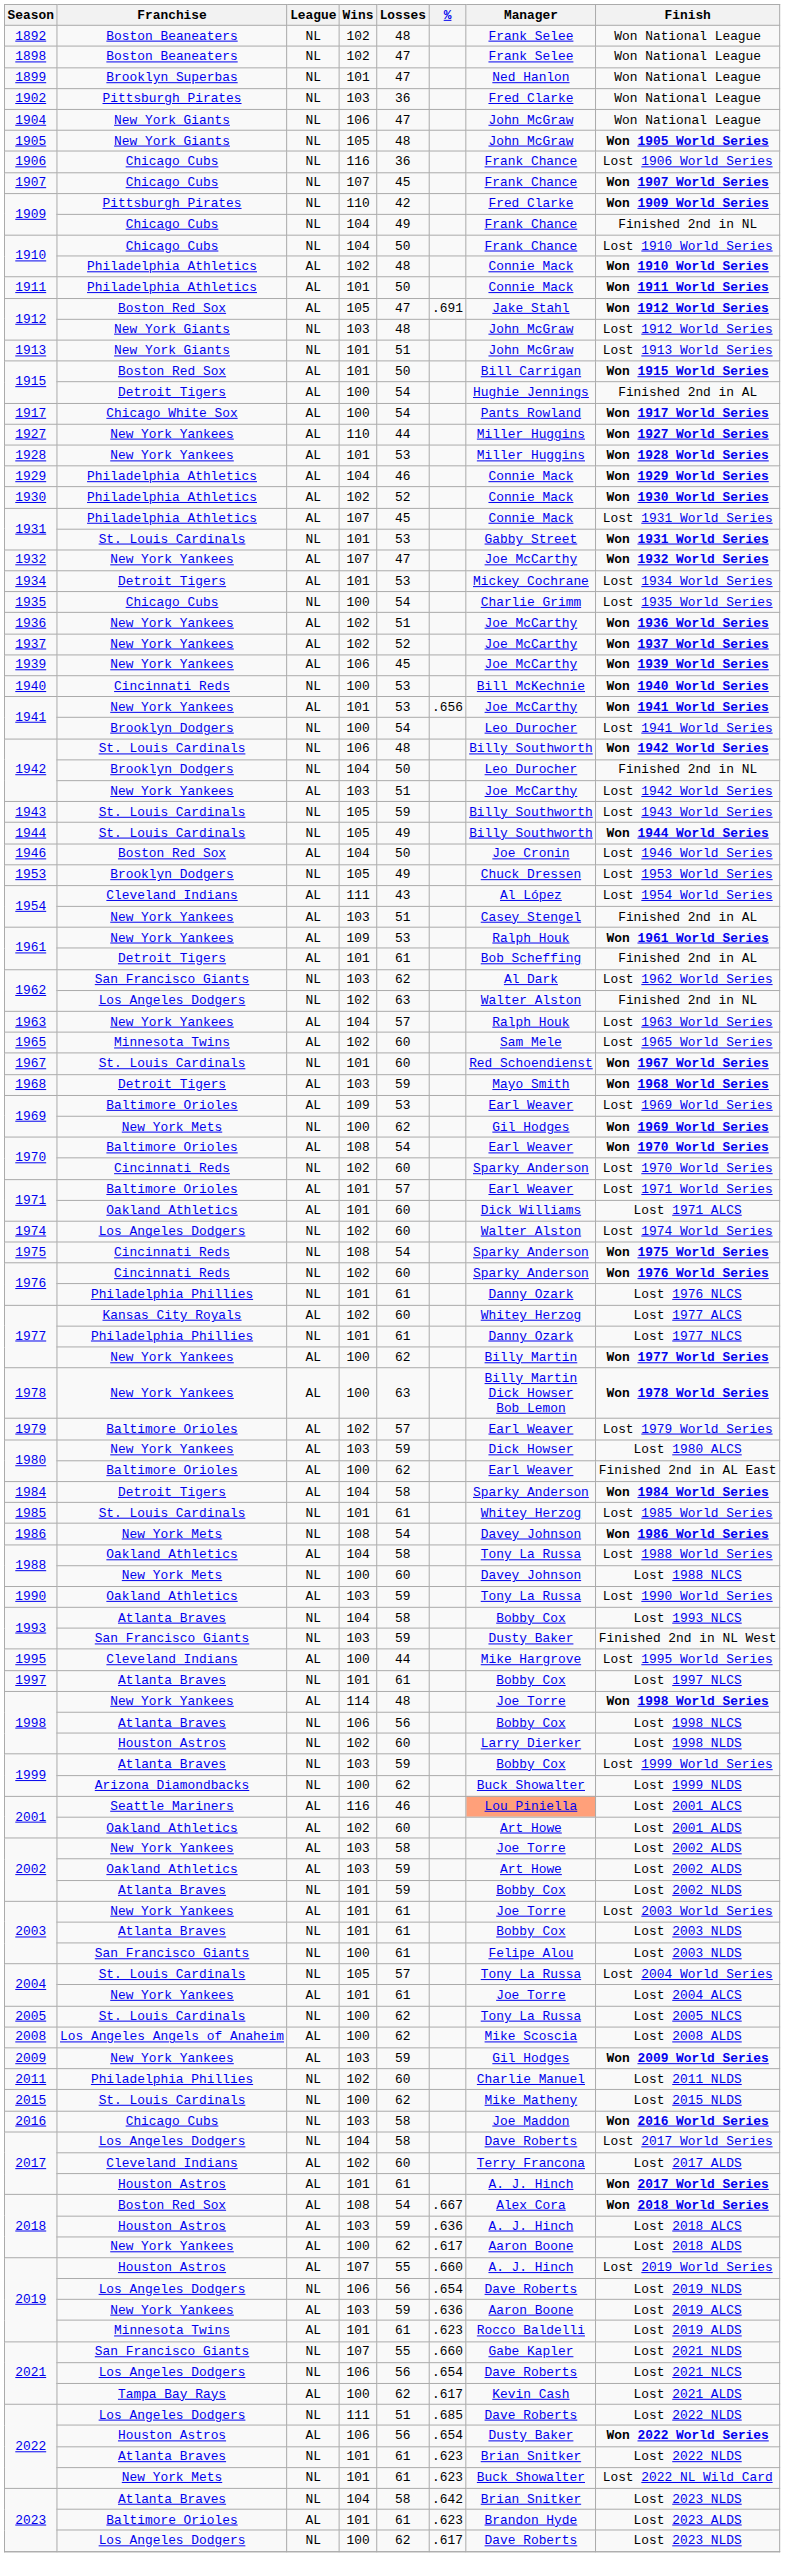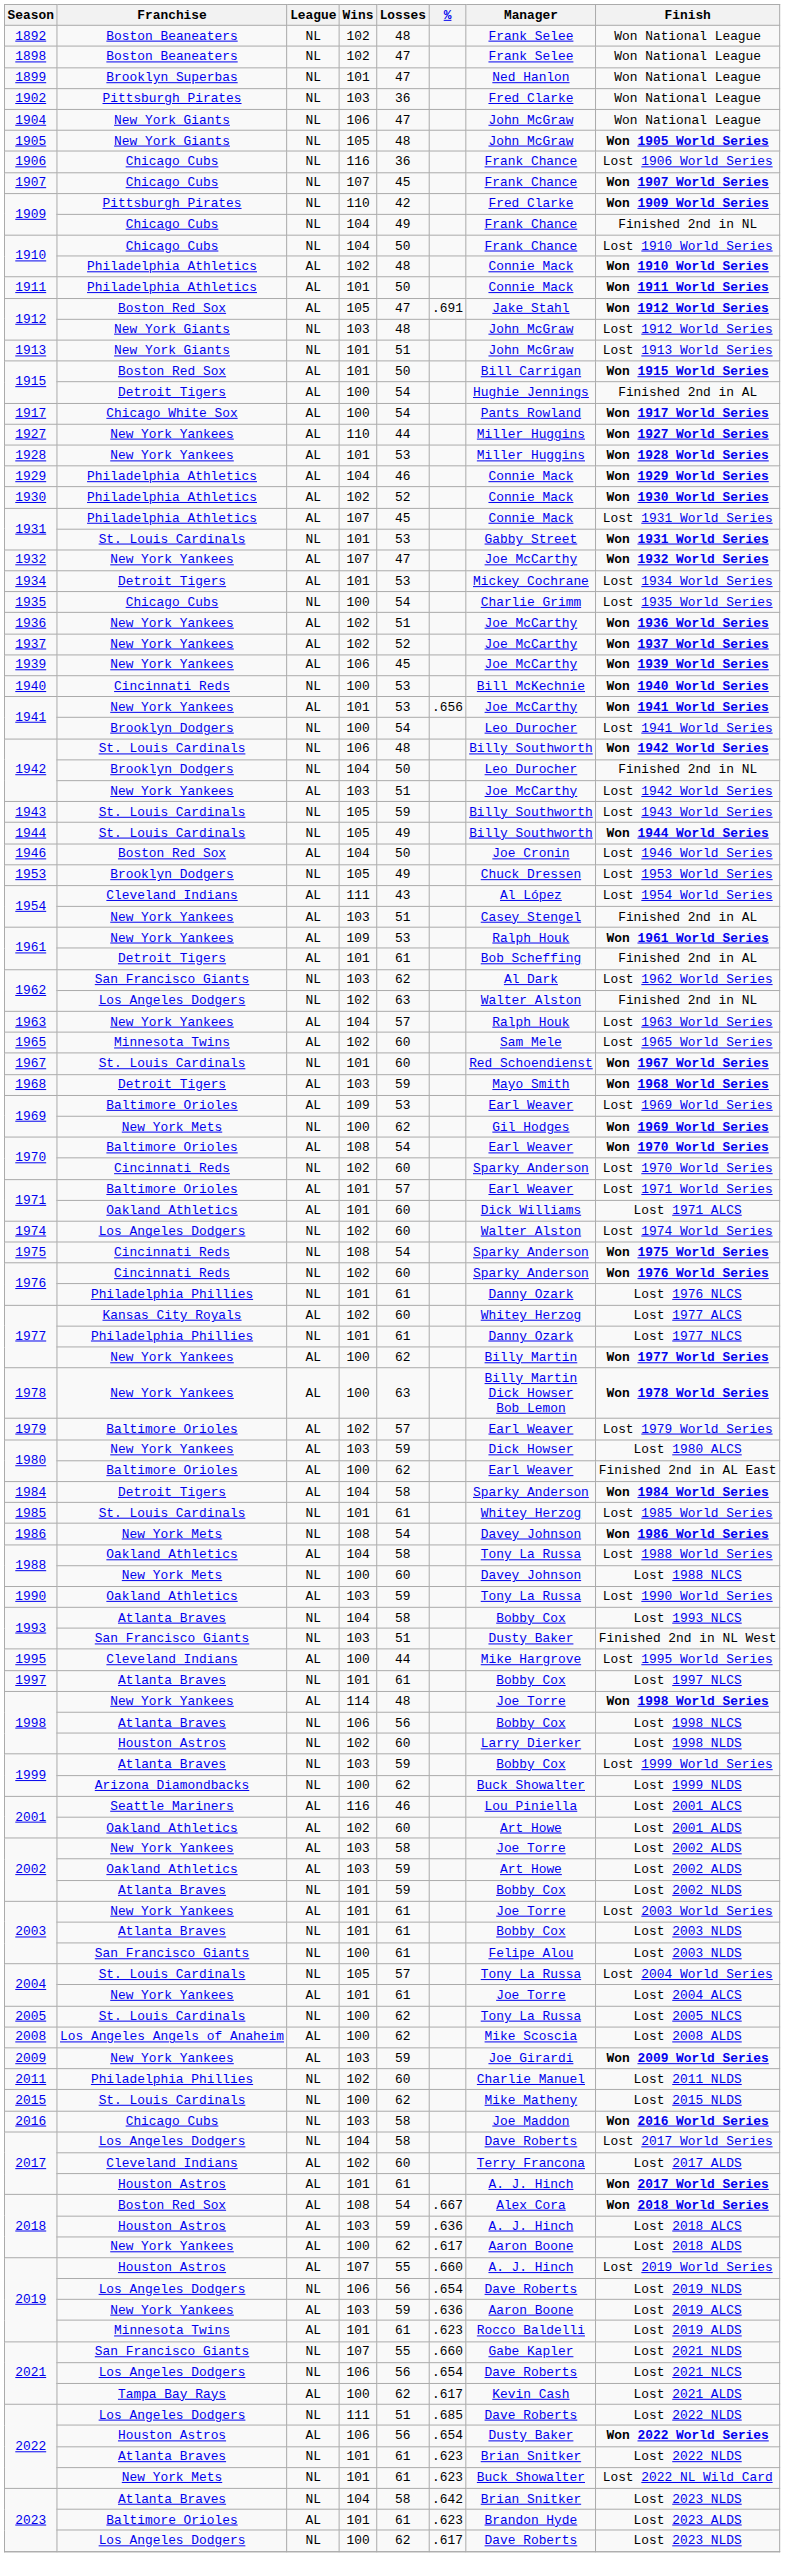(403, 1639) 59 -> (403, 1639) 51
(531, 1807) lightsalmon background -> (531, 1807) no background
(531, 2058) Gil Hodges -> (531, 2058) Joe Girardi
